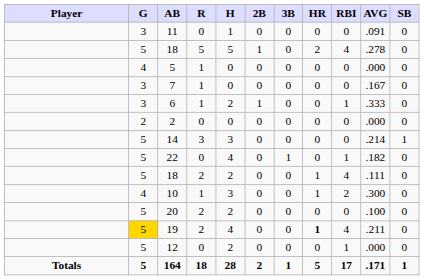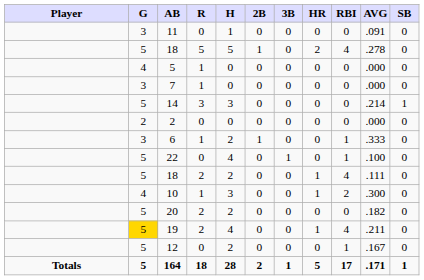(375, 85) .167 -> (375, 85) .000
rows swapped: (172, 103) <-> (172, 139)
(375, 157) .182 -> (375, 157) .100
(375, 211) .100 -> (375, 211) .182
(317, 229) bold -> (317, 229) normal
(375, 247) .000 -> (375, 247) .167
